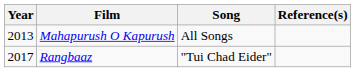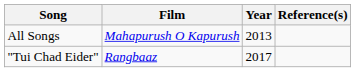columns swapped: (21, 14) <-> (226, 14)
